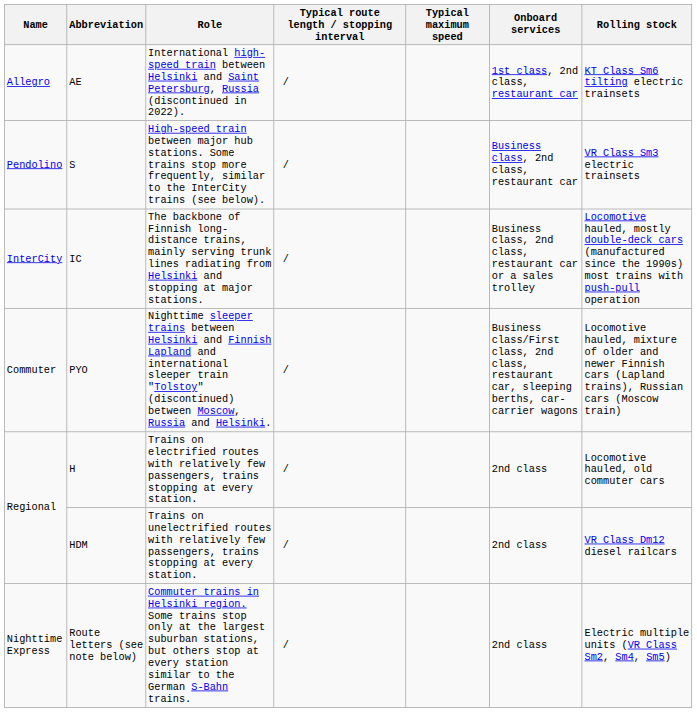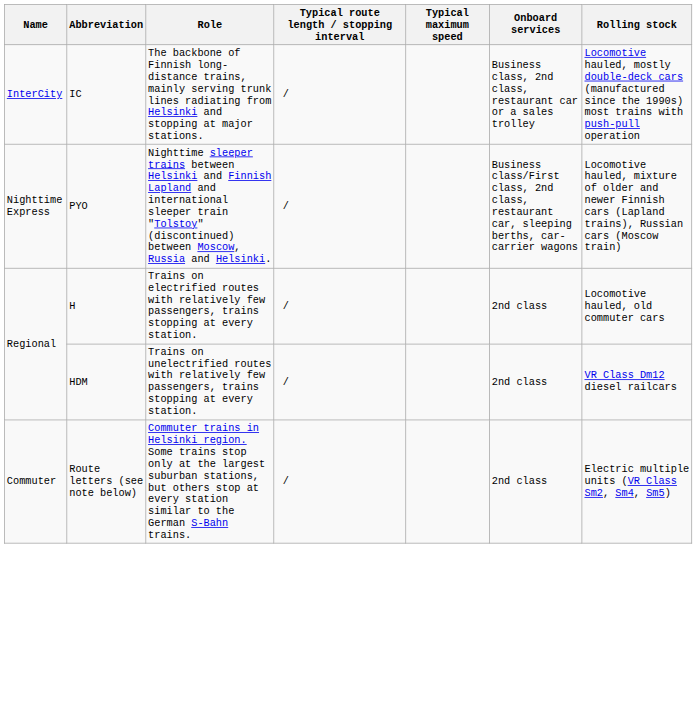- row: (75, 83)
- row: (72, 165)
(31, 370) Commuter -> (35, 206) Nighttime Express
(35, 645) Nighttime Express -> (31, 482) Commuter
